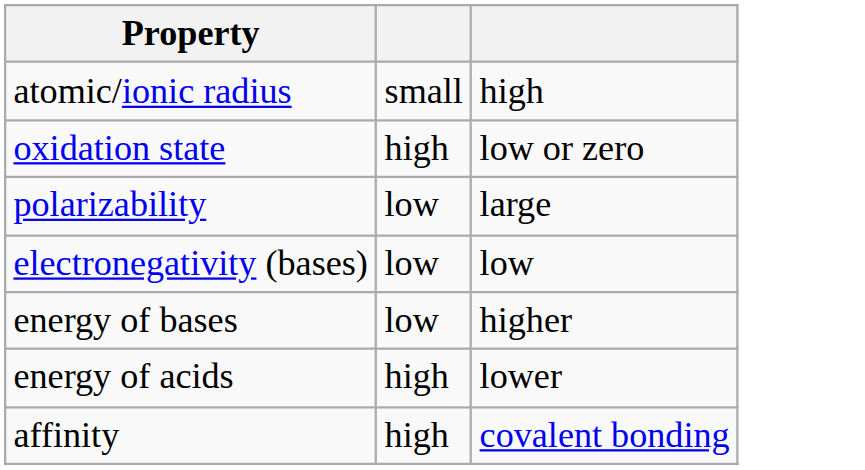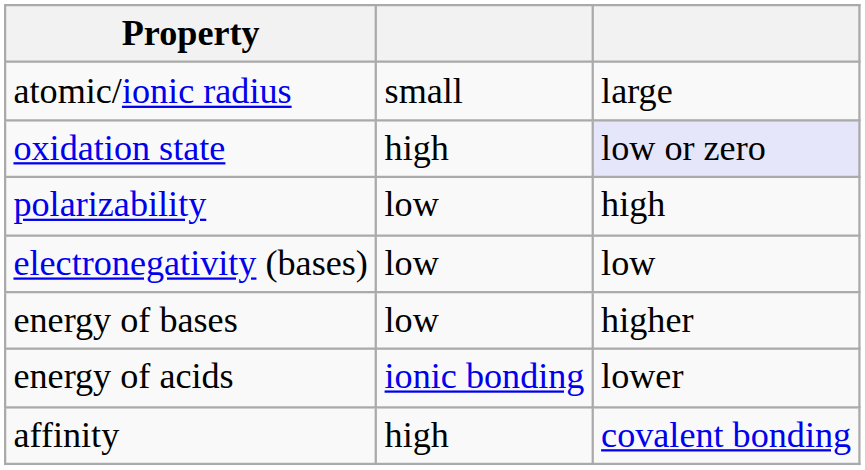(512, 90) high -> (637, 90) large
(562, 147) no background -> (683, 147) lavender background
(515, 205) large -> (633, 205) high
(417, 377) high -> (484, 377) ionic bonding
